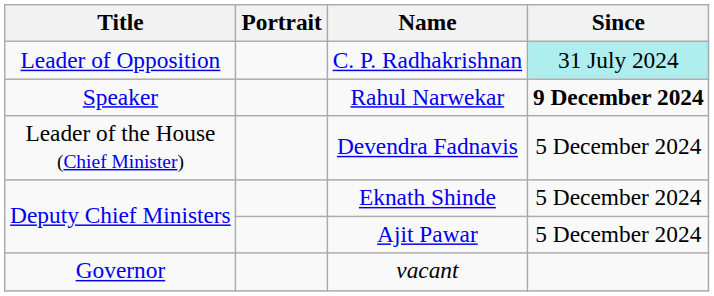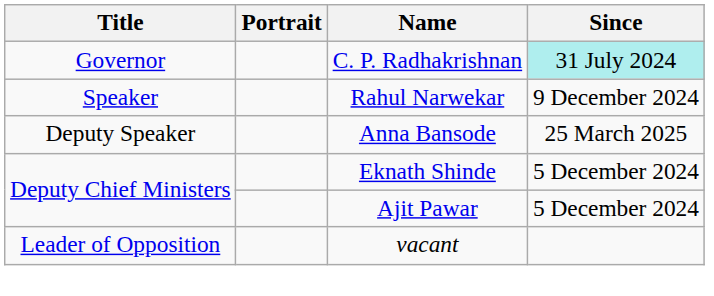(120, 60) Leader of Opposition -> (120, 60) Governor
(618, 97) bold -> (616, 97) normal
+ row: (427, 134)
- row: (427, 147)
(120, 271) Governor -> (120, 245) Leader of Opposition
